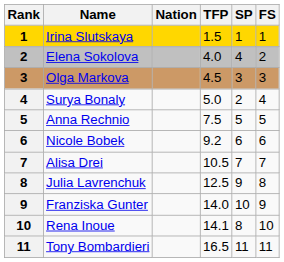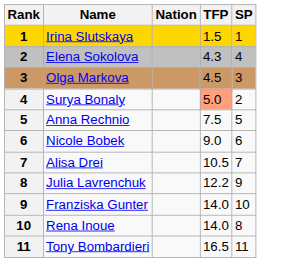- column: (267, 15)
(212, 57) 4.0 -> (212, 57) 4.3
(212, 99) no background -> (212, 99) lightsalmon background
(212, 141) 9.2 -> (212, 141) 9.0
(216, 183) 12.5 -> (216, 183) 12.2
(216, 225) 14.1 -> (216, 225) 14.0
